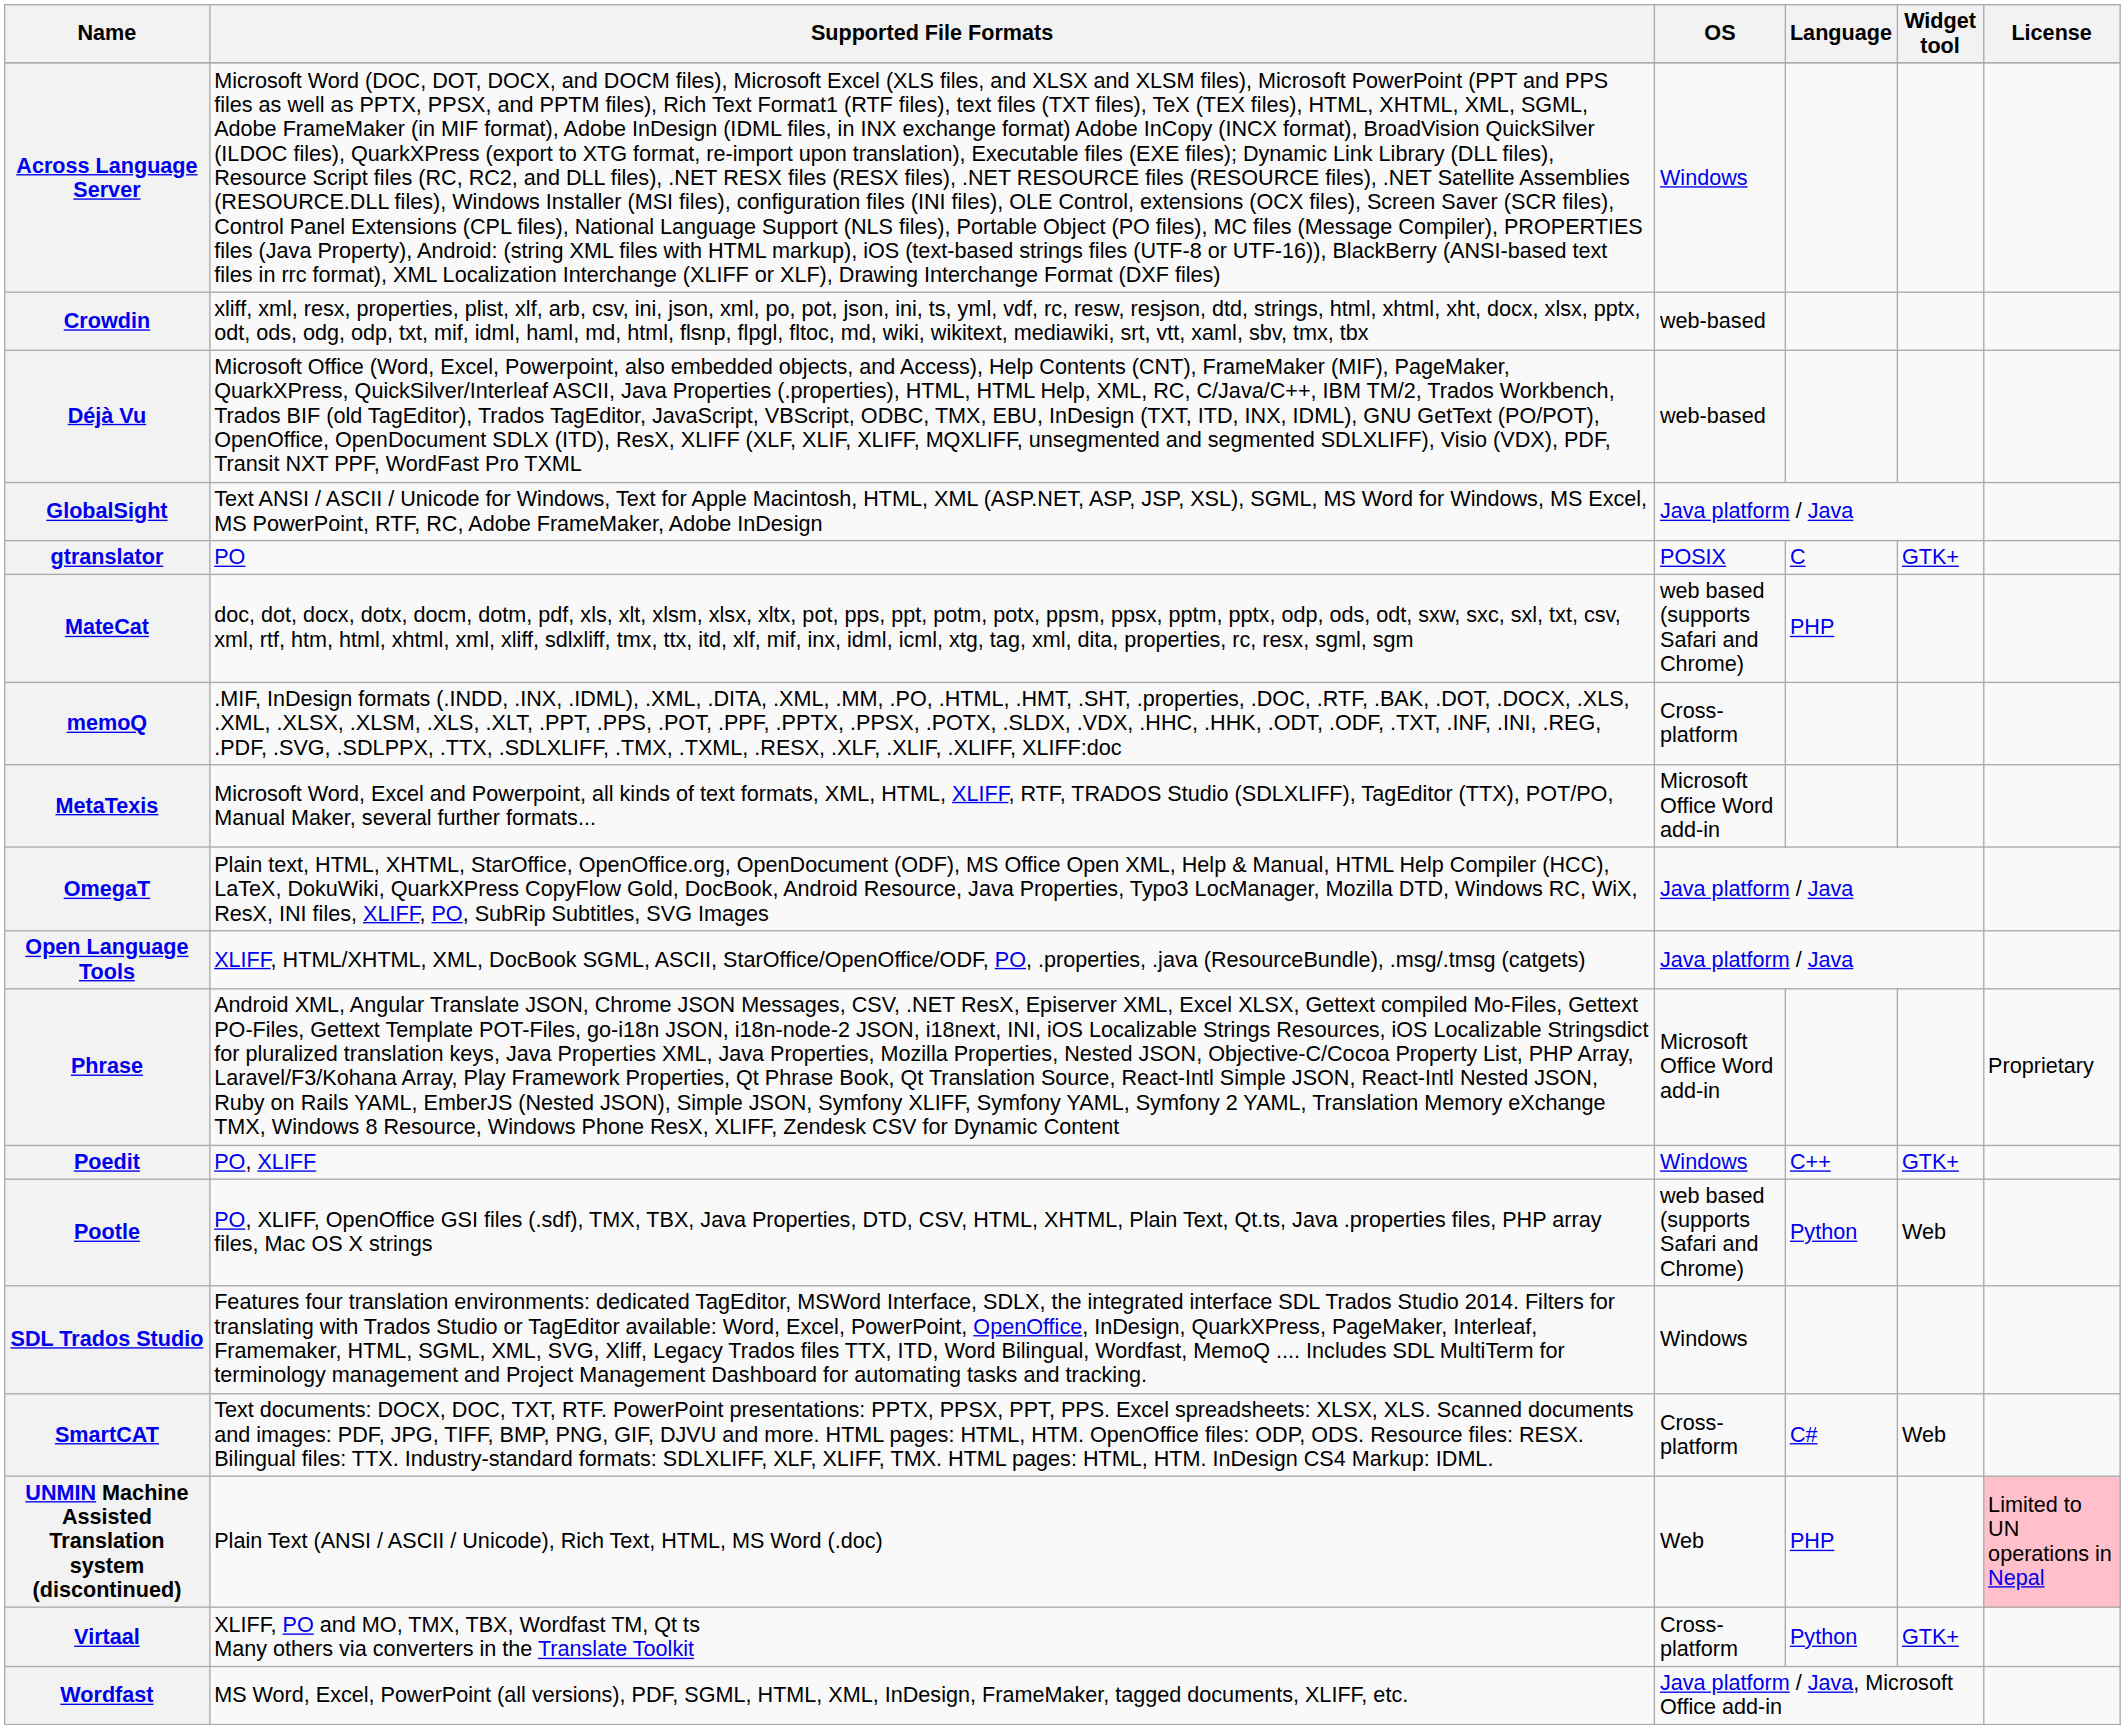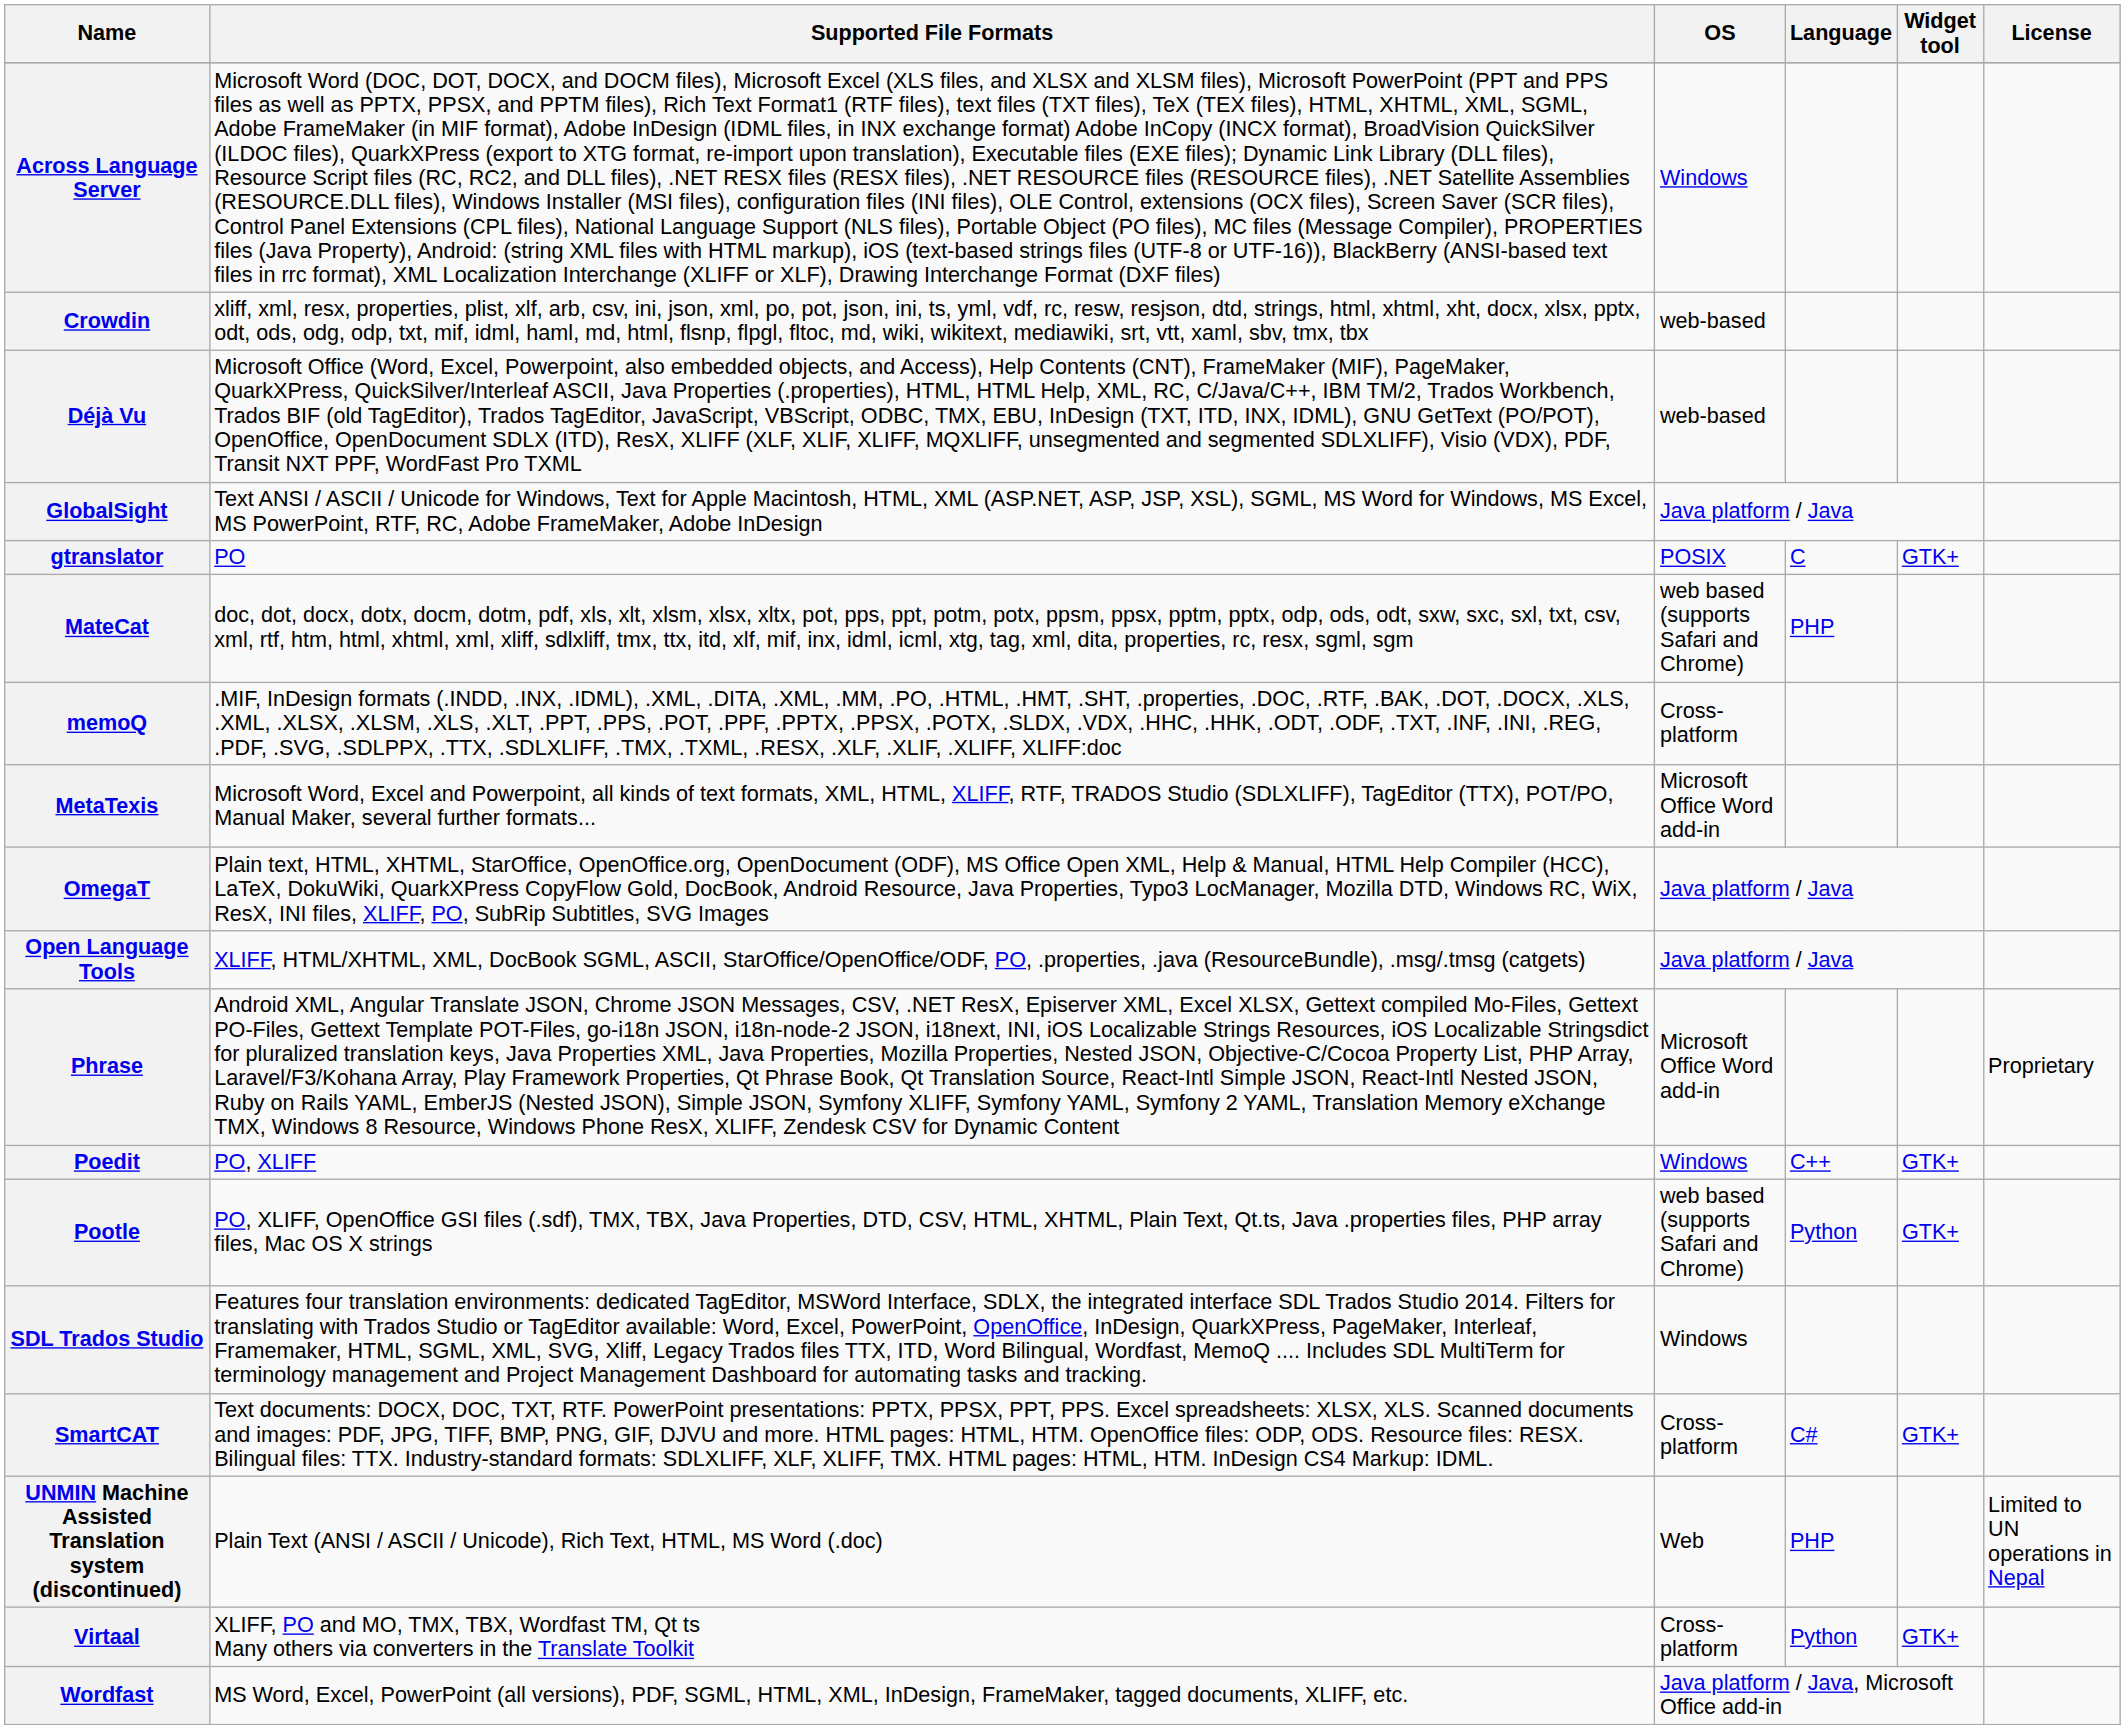(1924, 1232) Web -> (1930, 1232) GTK+
(1924, 1434) Web -> (1930, 1434) GTK+
(2050, 1541) pink background -> (2050, 1541) no background
